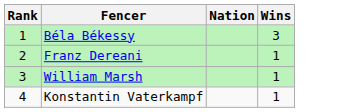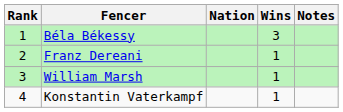+ column: (316, 15)
